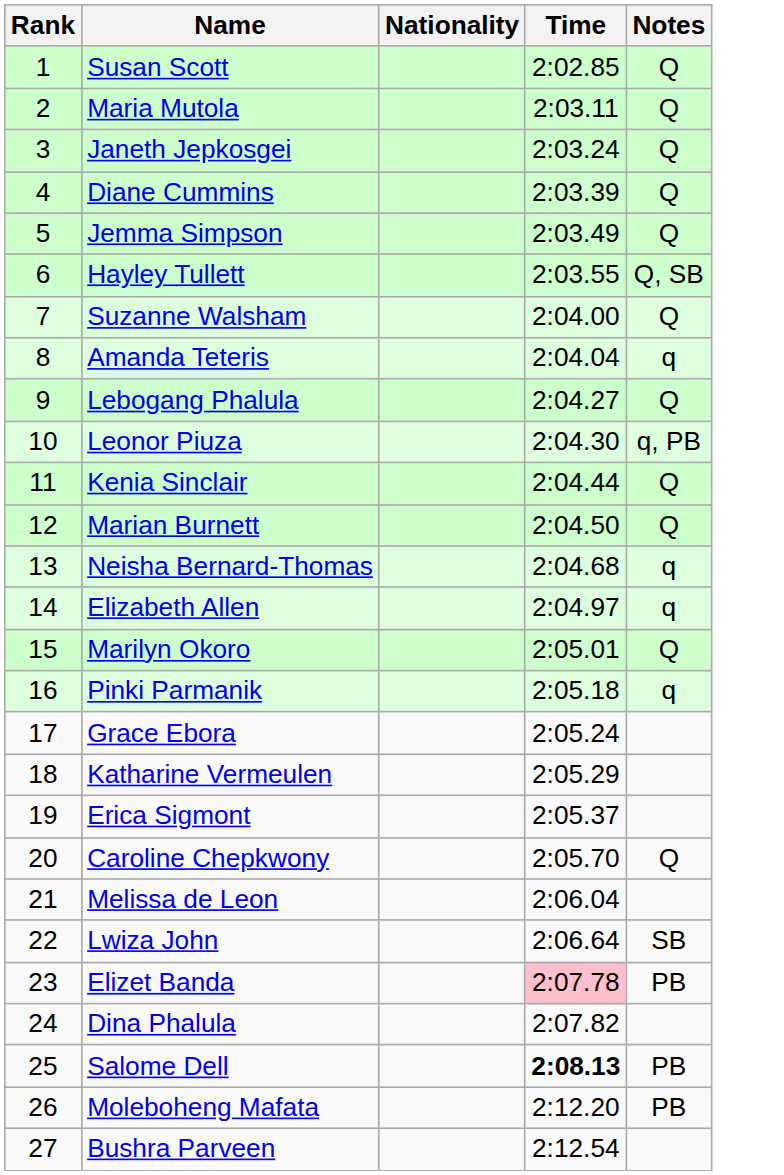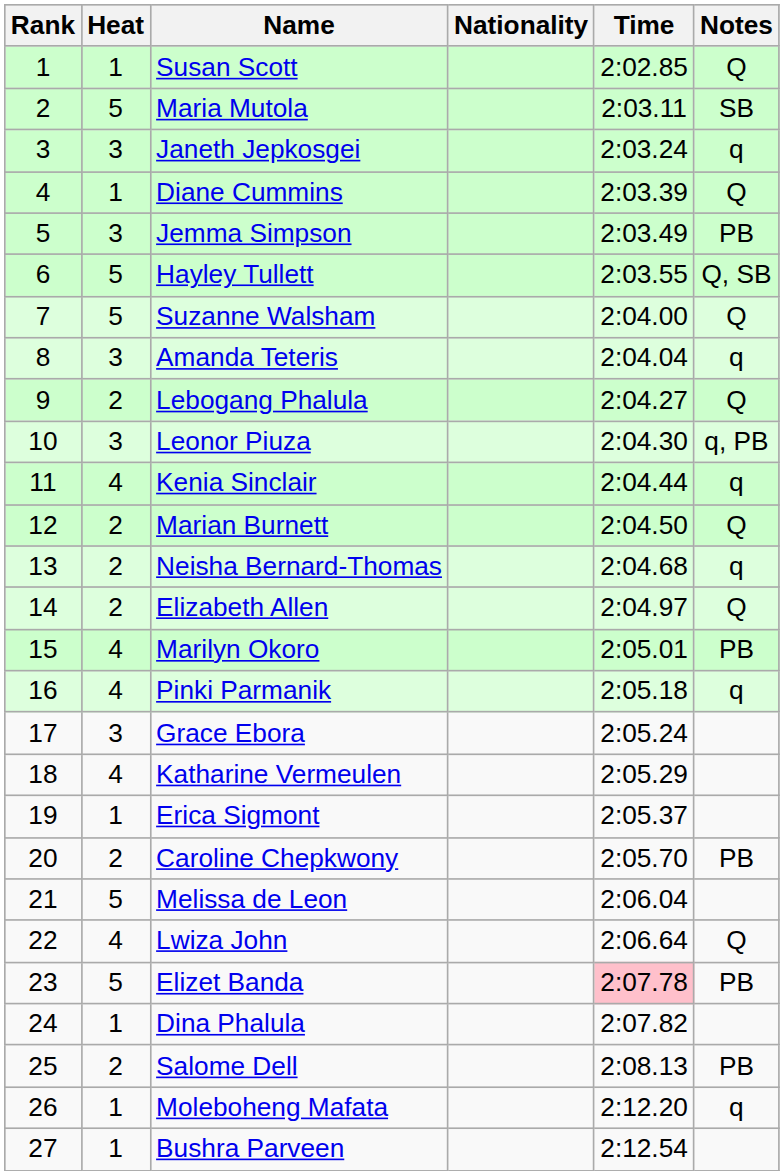+ column: (116, 25)
(669, 108) Q -> (736, 108) SB
(669, 150) Q -> (736, 150) q
(669, 233) Q -> (736, 233) PB
(669, 483) Q -> (736, 483) q
(669, 607) q -> (736, 607) Q
(669, 649) Q -> (736, 649) PB
(669, 857) Q -> (736, 857) PB
(669, 940) SB -> (736, 940) Q
(576, 1065) bold -> (644, 1065) normal
(669, 1107) PB -> (736, 1107) q
